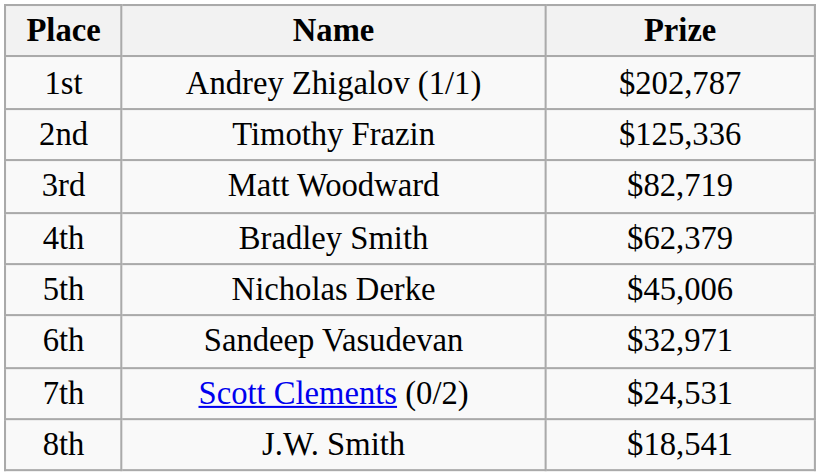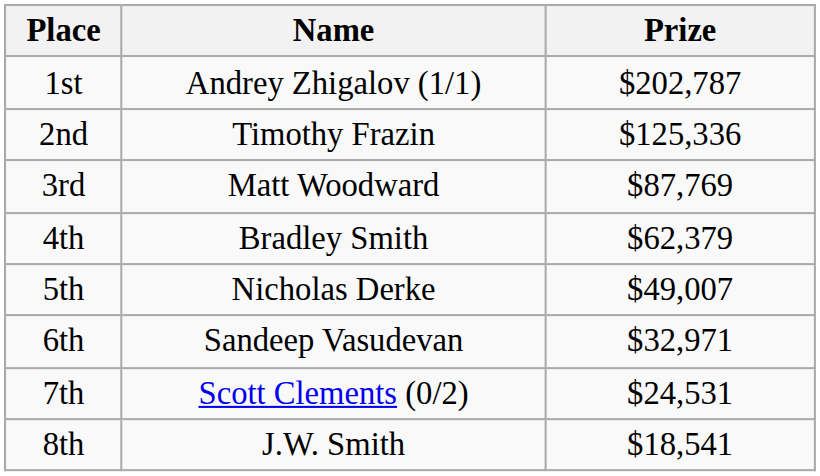(680, 185) $82,719 -> (680, 185) $87,769
(680, 289) $45,006 -> (680, 289) $49,007
